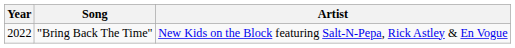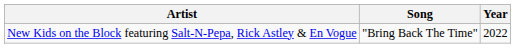columns swapped: (19, 14) <-> (333, 14)
